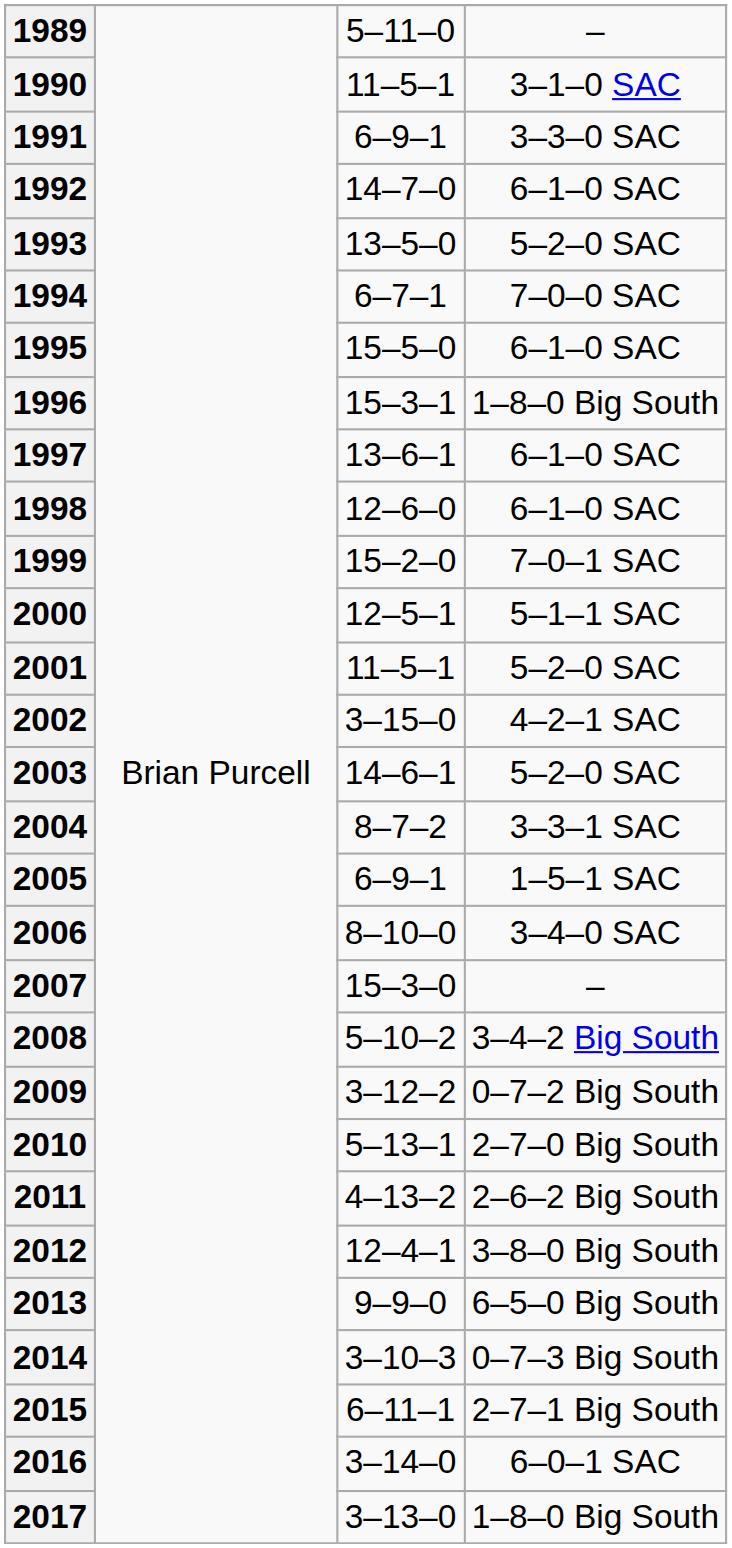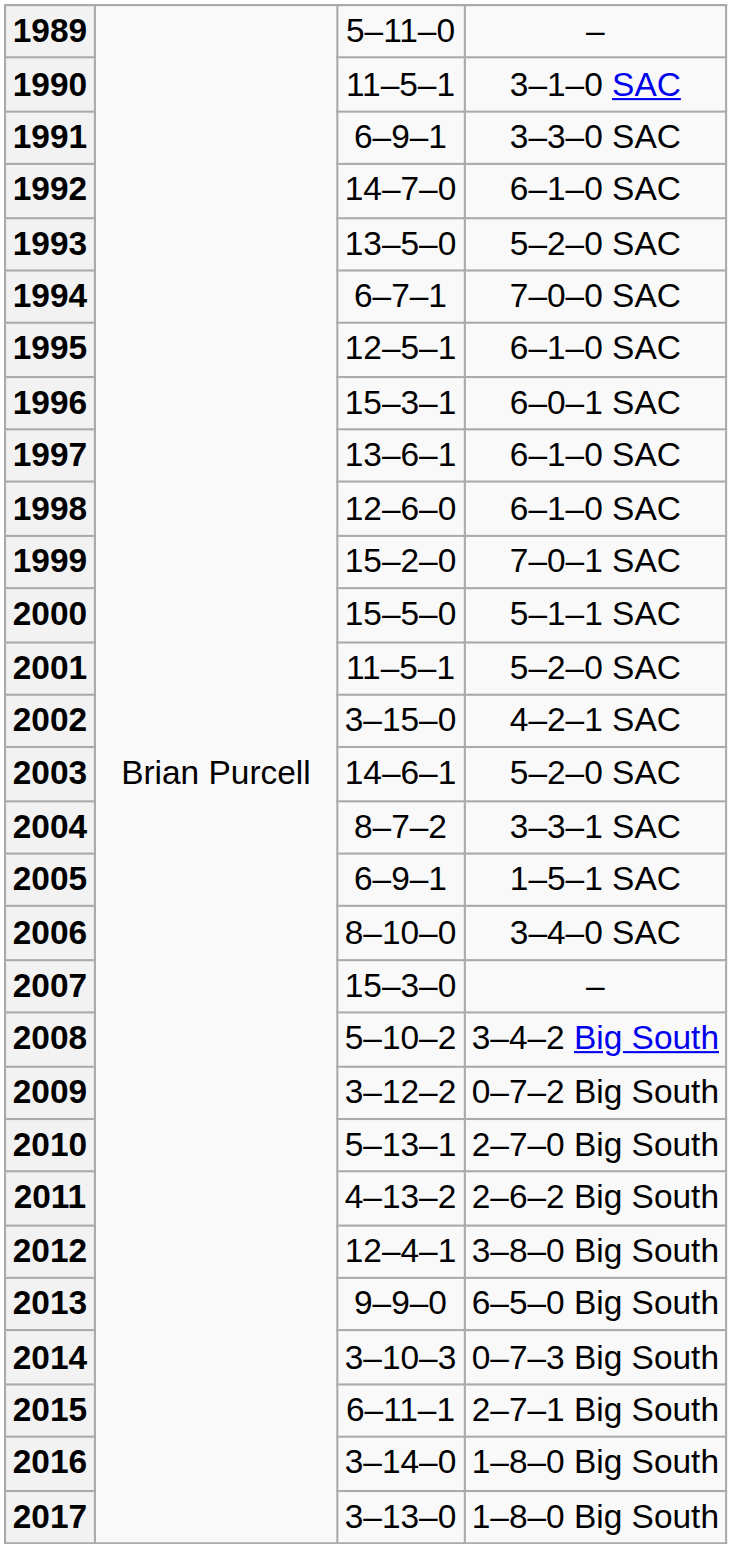(400, 349) 15–5–0 -> (400, 349) 12–5–1
(595, 402) 1–8–0 Big South -> (595, 402) 6–0–1 SAC
(400, 614) 12–5–1 -> (400, 614) 15–5–0
(595, 1462) 6–0–1 SAC -> (595, 1462) 1–8–0 Big South
